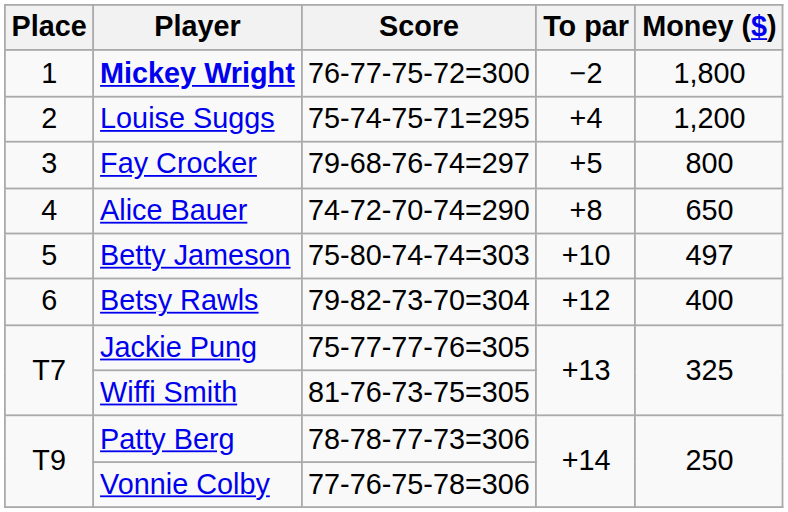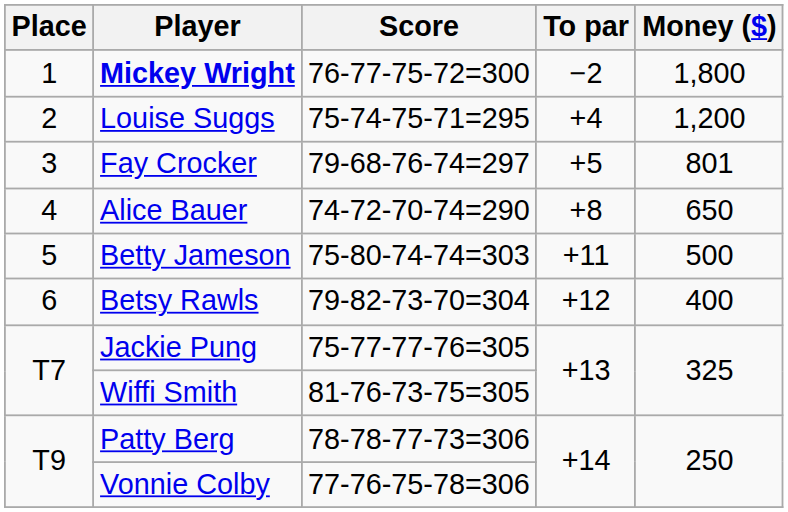(709, 164) 800 -> (709, 164) 801
(586, 255) +10 -> (586, 255) +11
(709, 255) 497 -> (709, 255) 500
